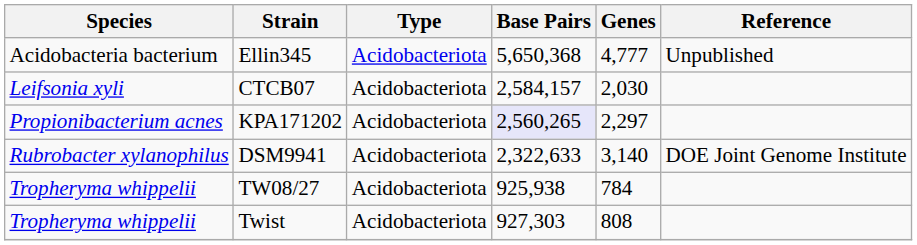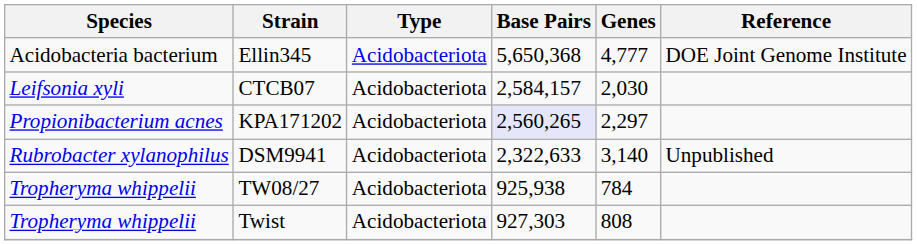(720, 54) Unpublished -> (786, 54) DOE Joint Genome Institute
(786, 155) DOE Joint Genome Institute -> (720, 155) Unpublished
